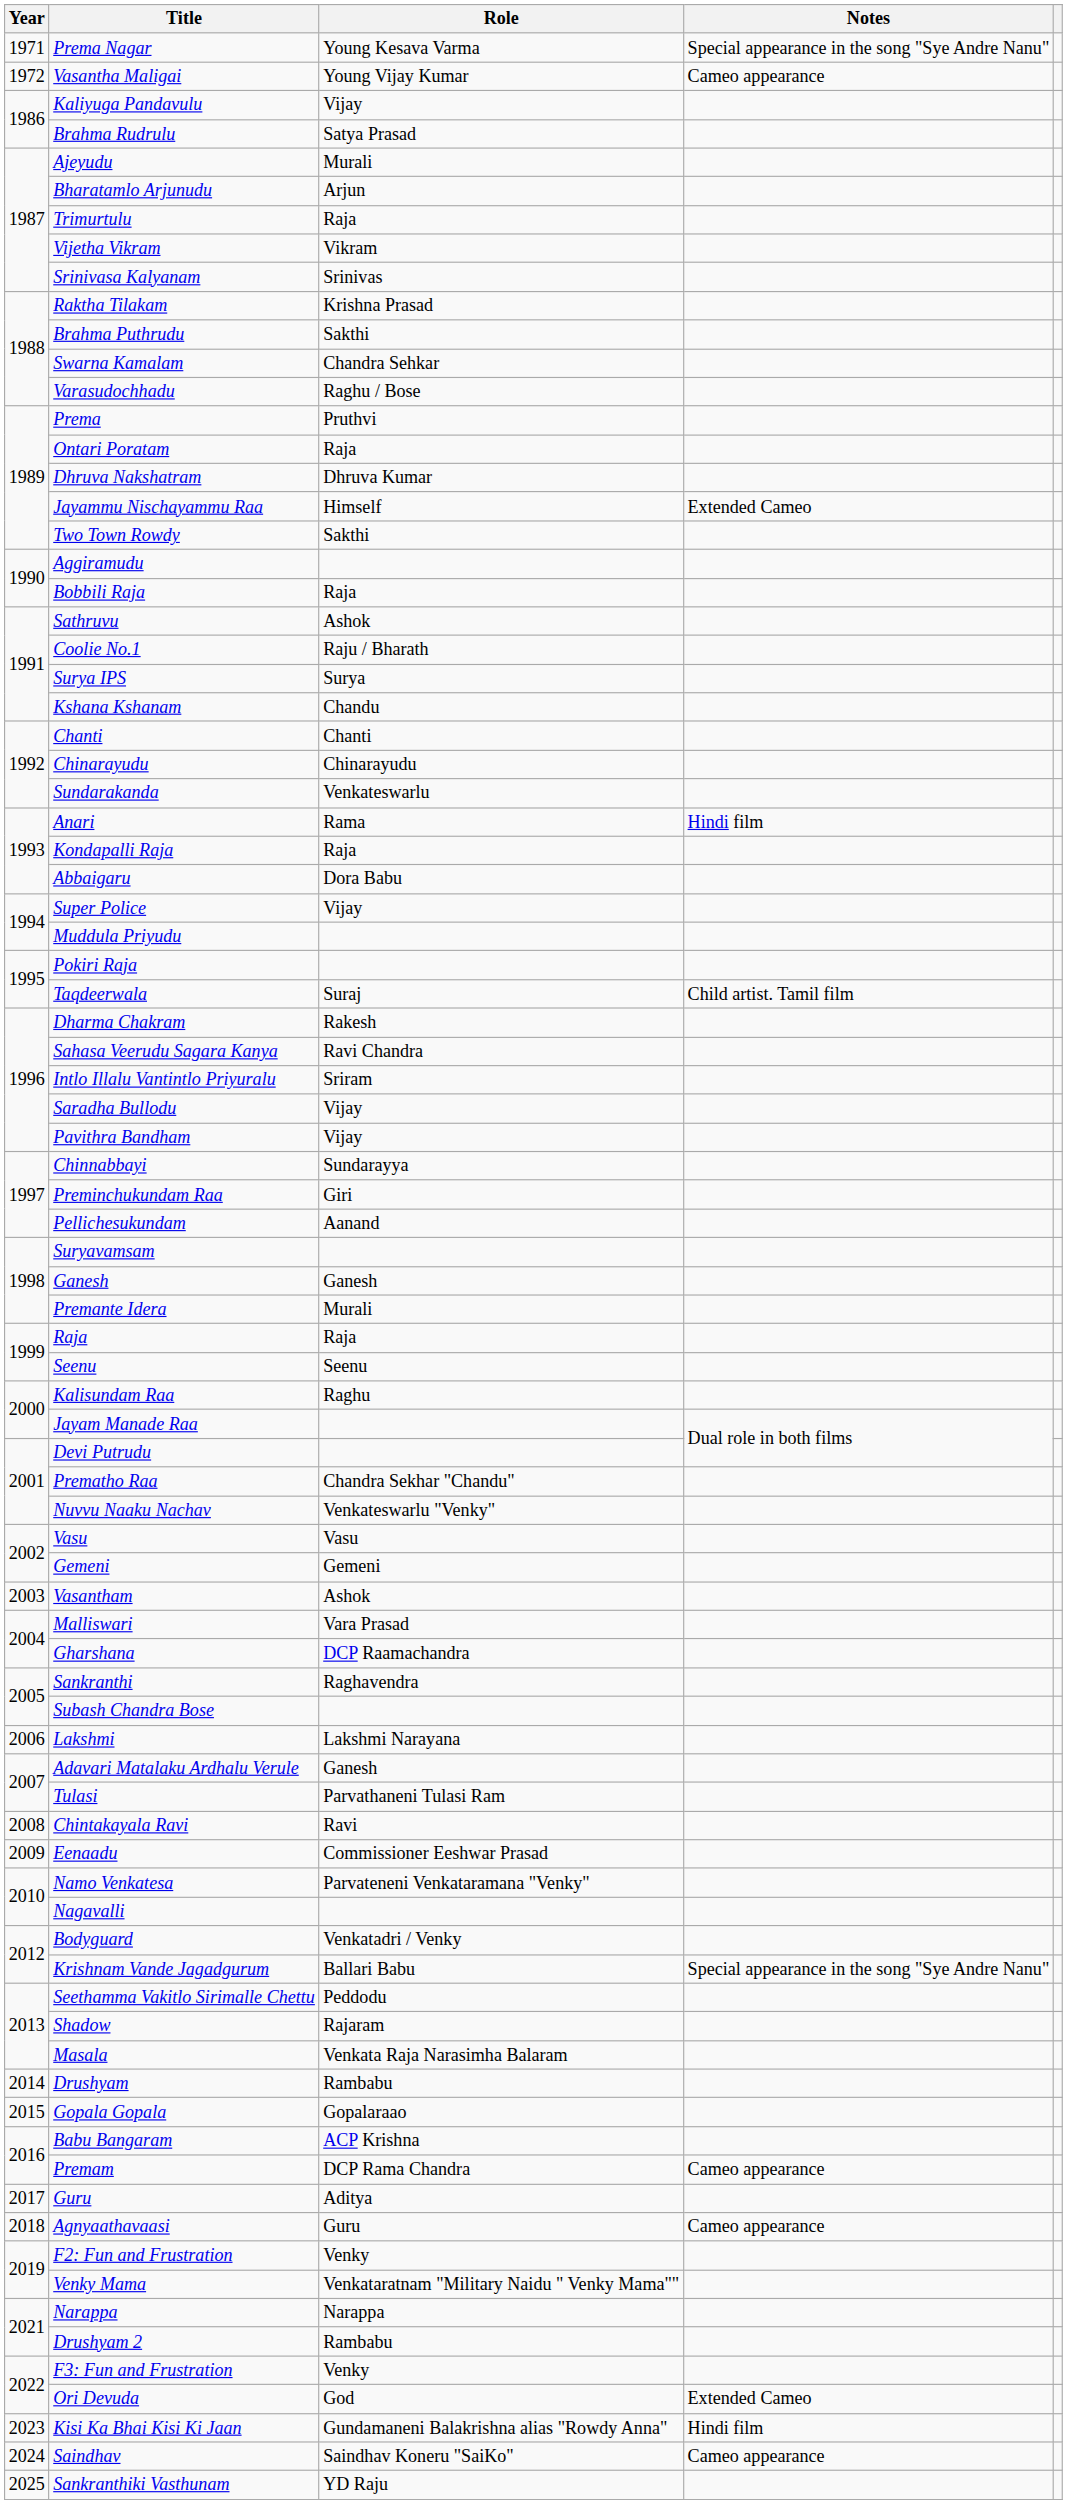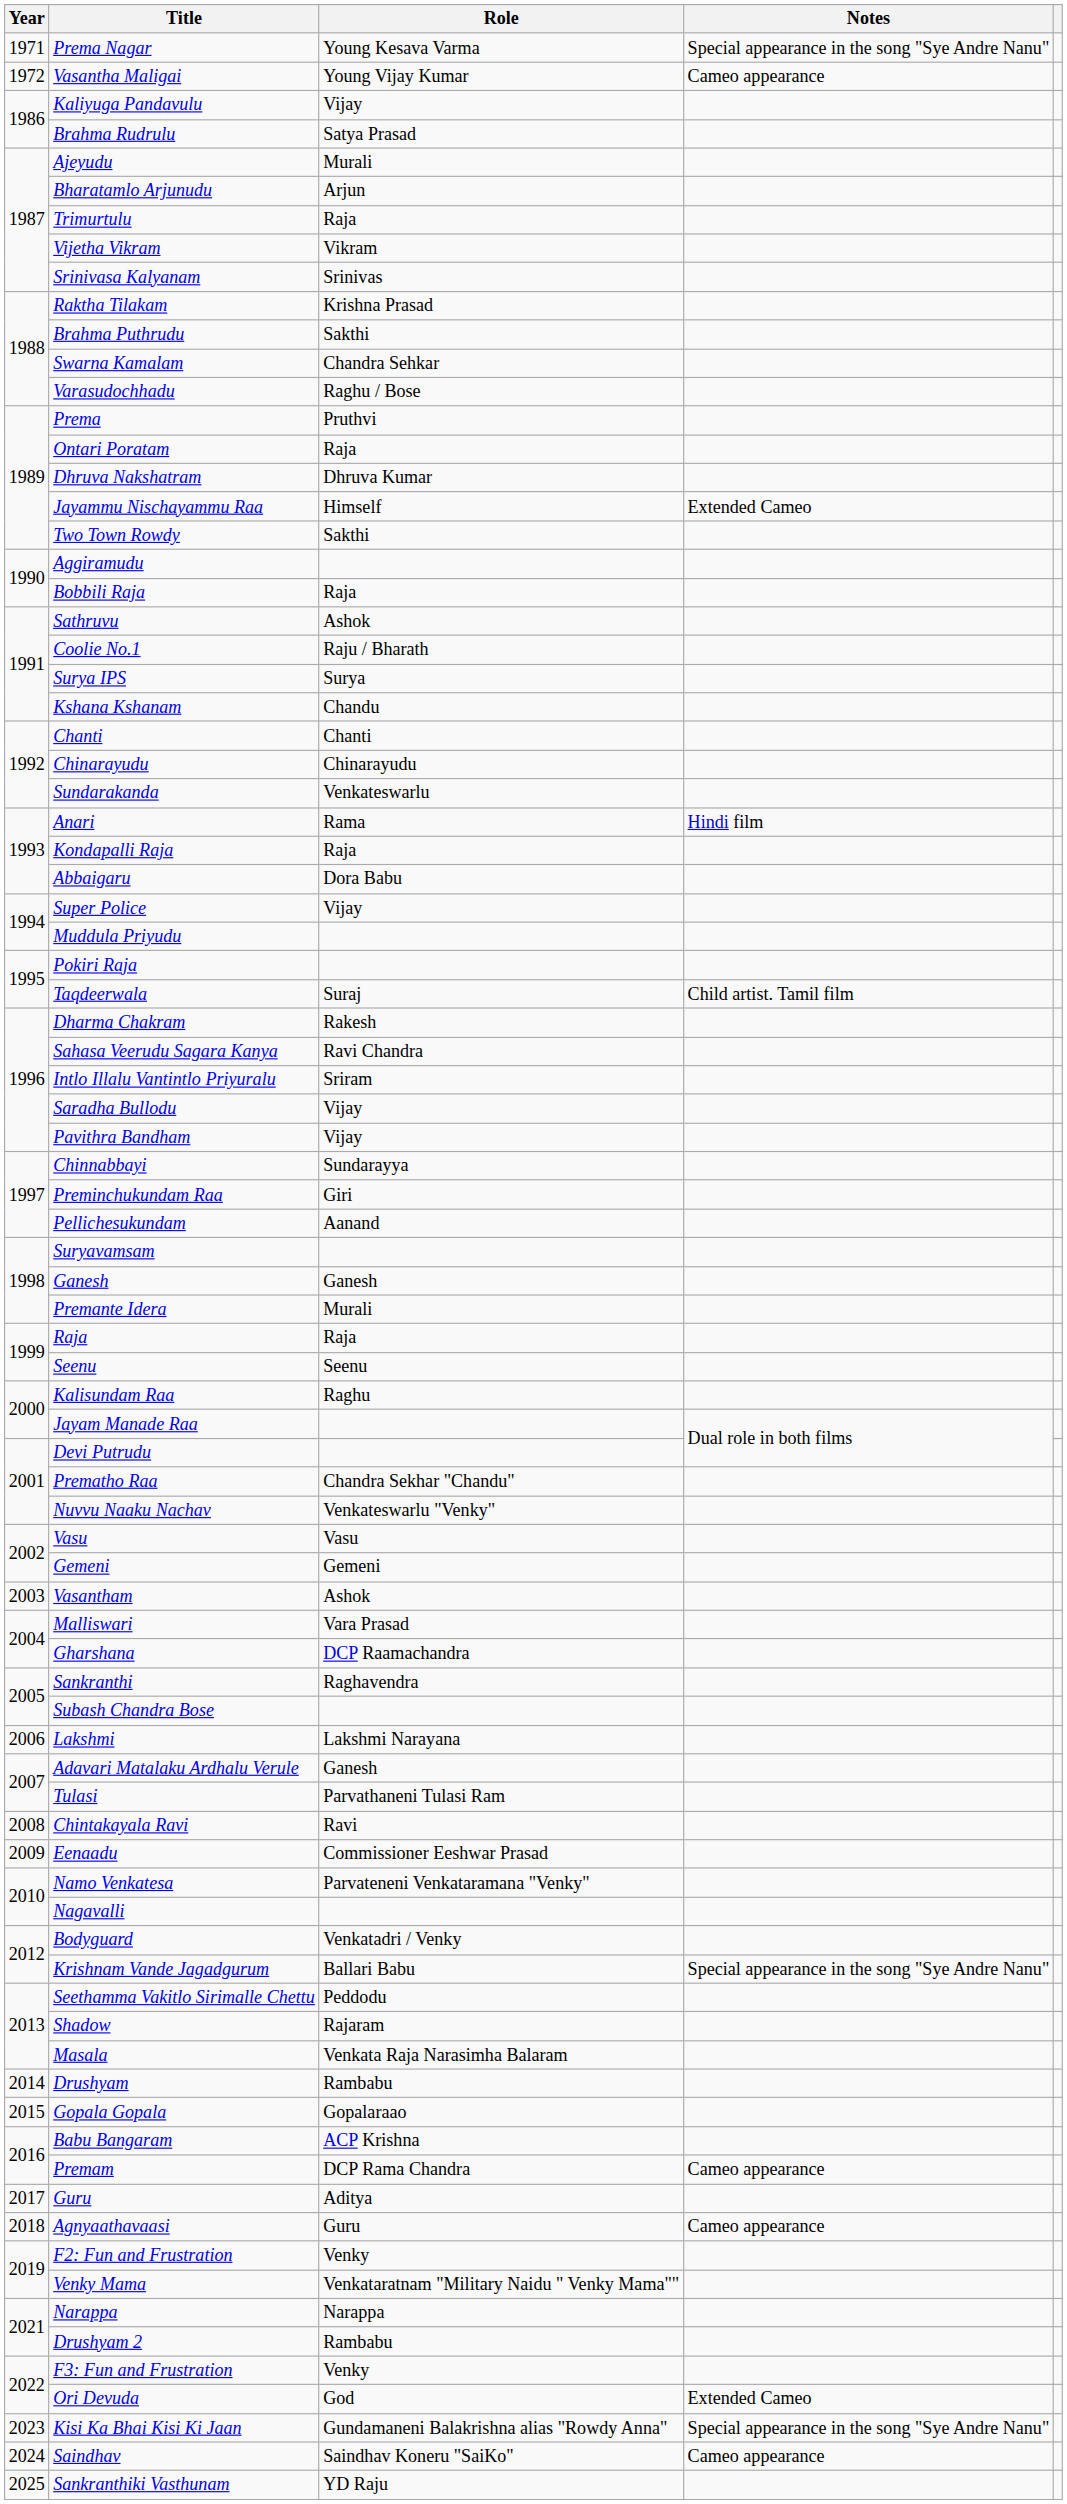(725, 2427) Hindi film -> (868, 2427) Special appearance in the song "Sye Andre Nanu"
